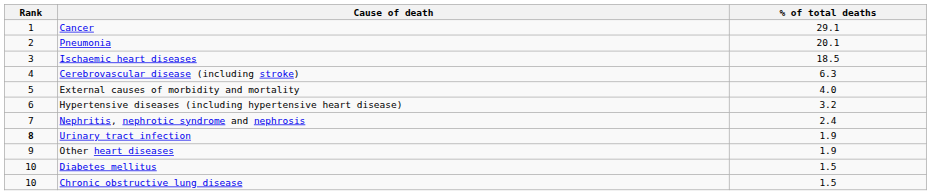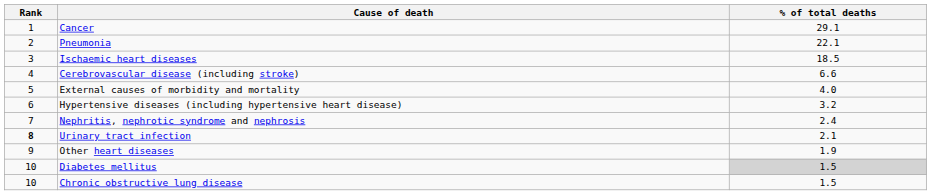(828, 43) 20.1 -> (828, 43) 22.1
(828, 74) 6.3 -> (828, 74) 6.6
(828, 136) 1.9 -> (828, 136) 2.1
(828, 167) no background -> (828, 167) lightgrey background
